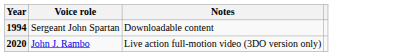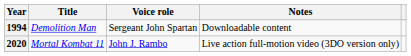+ column: (68, 12)
